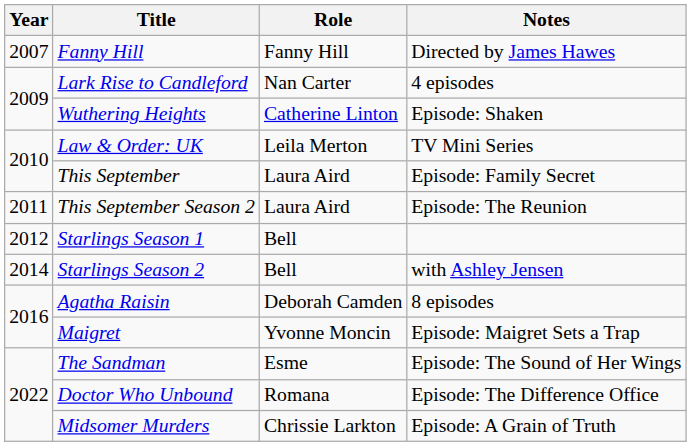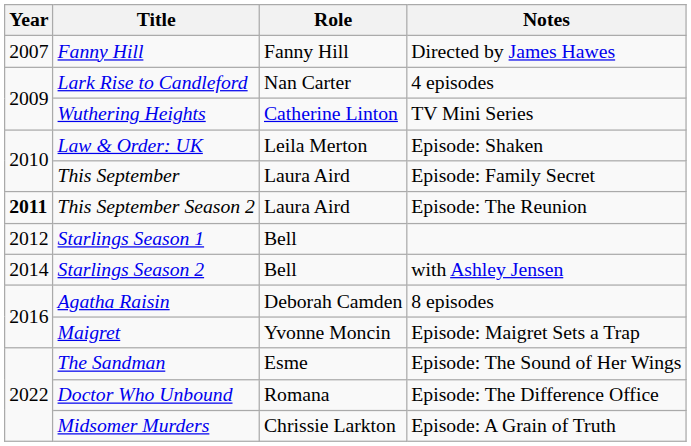(477, 113) Episode: Shaken -> (472, 113) TV Mini Series
(472, 144) TV Mini Series -> (477, 144) Episode: Shaken
(28, 207) normal -> (28, 207) bold
